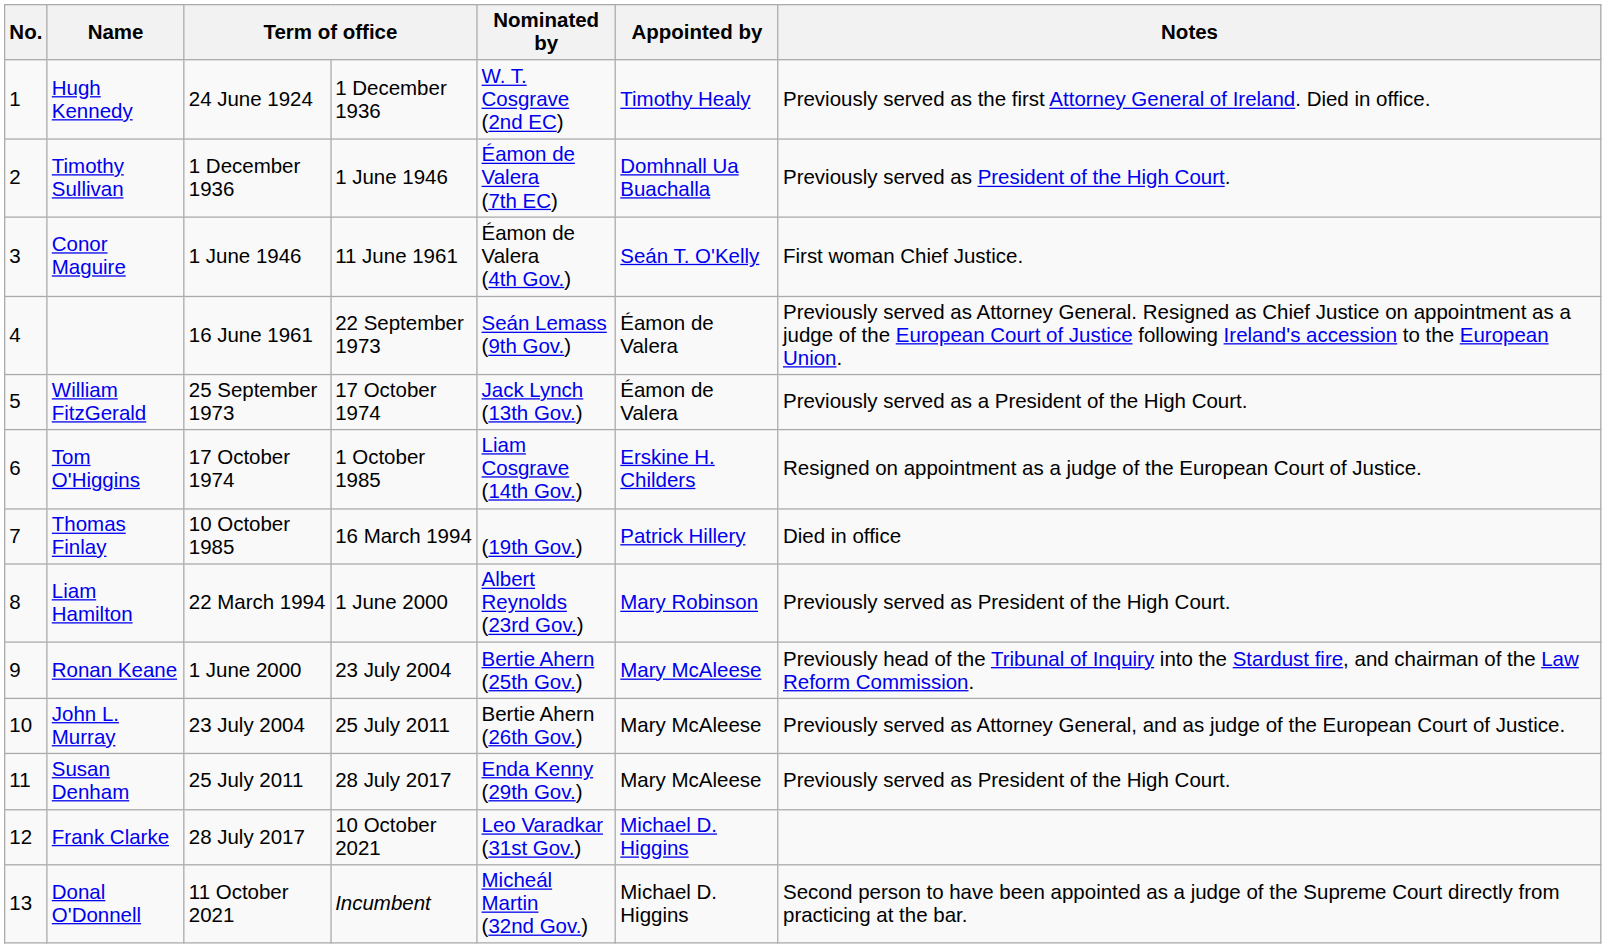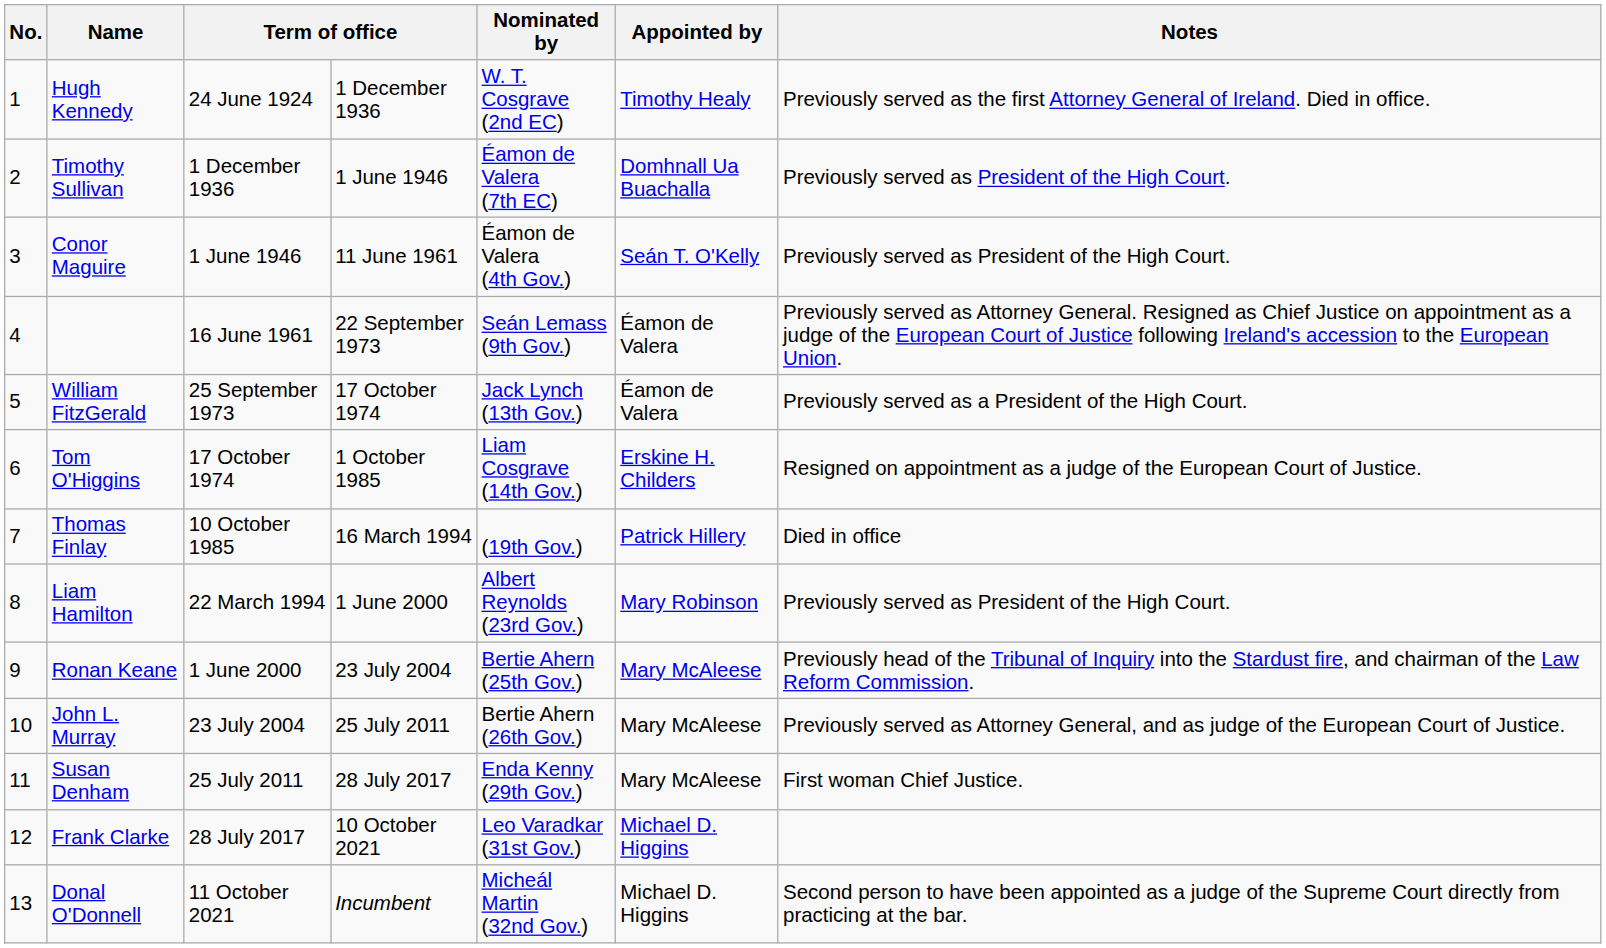(903, 256) First woman Chief Justice. -> (1007, 256) Previously served as President of the High Court.
(1007, 781) Previously served as President of the High Court. -> (903, 781) First woman Chief Justice.
